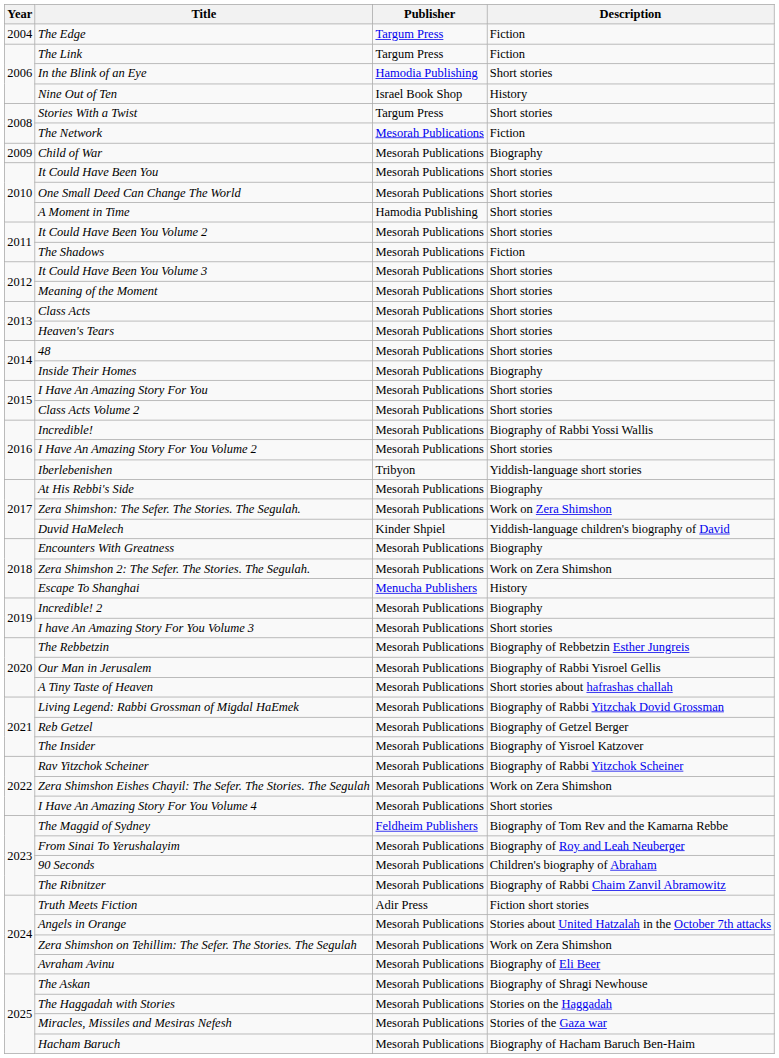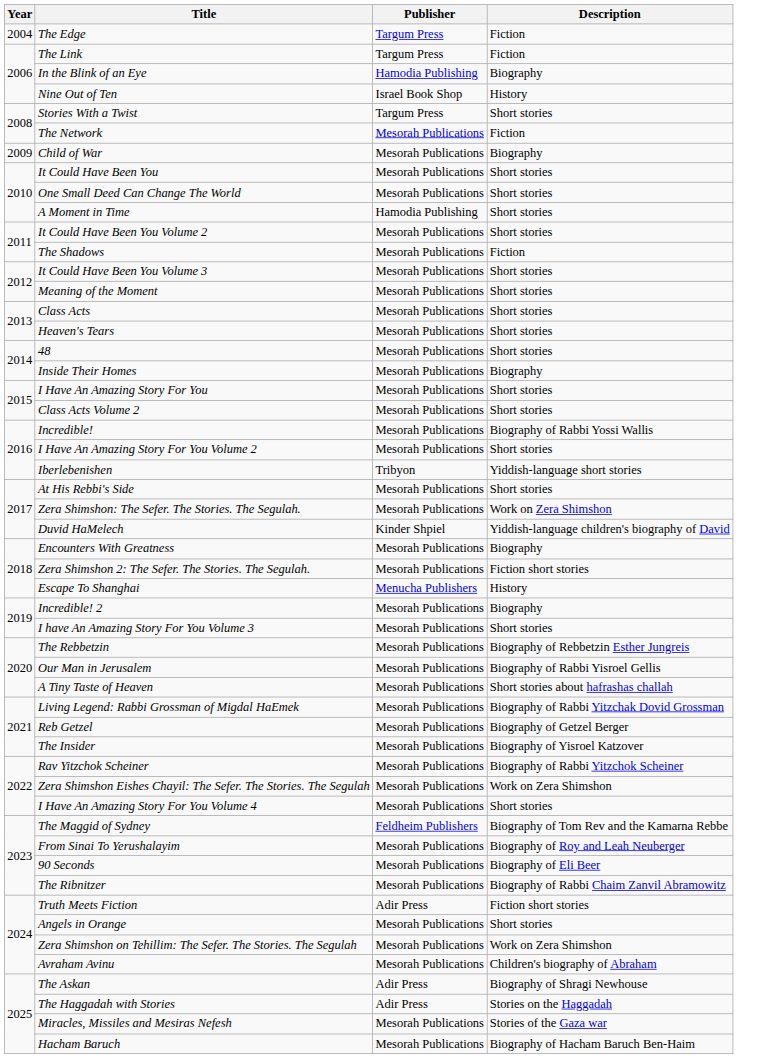(521, 73) Short stories -> (516, 73) Biography
(516, 489) Biography -> (521, 489) Short stories
(551, 568) Work on Zera Shimshon -> (539, 568) Fiction short stories
(573, 865) Children's biography of Abraham -> (545, 865) Biography of Eli Beer
(630, 924) Stories about United Hatzalah in the October 7th attacks -> (521, 924) Short stories
(545, 964) Biography of Eli Beer -> (573, 964) Children's biography of Abraham
(430, 984) Mesorah Publications -> (402, 984) Adir Press
(430, 1004) Mesorah Publications -> (402, 1004) Adir Press
